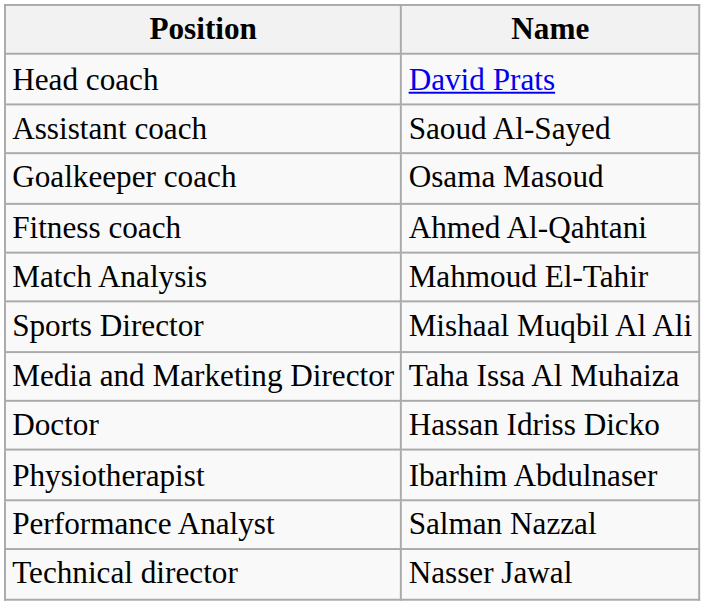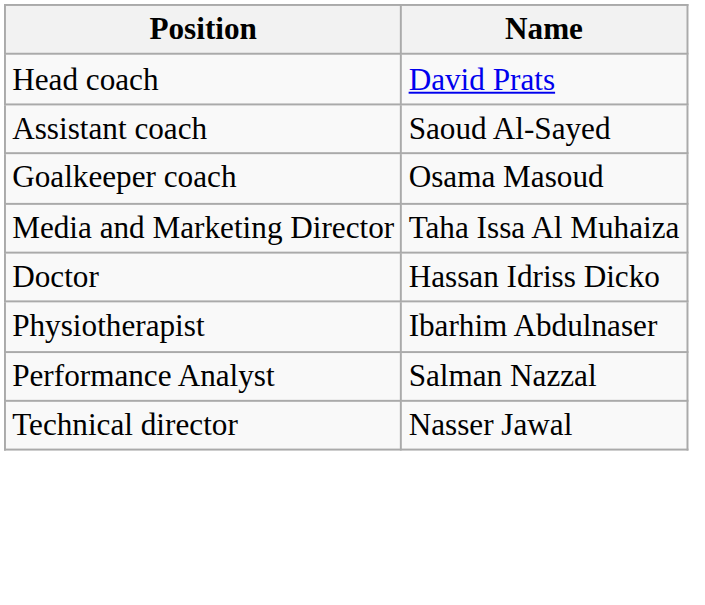- row: (97, 227)
- row: (110, 276)
- row: (108, 326)
